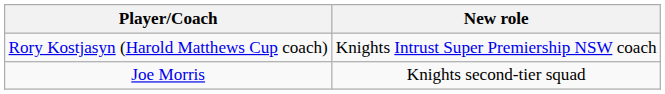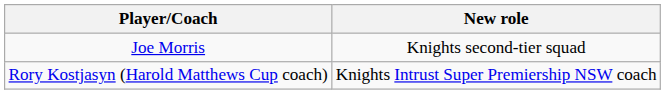rows swapped: (168, 47) <-> (168, 75)
